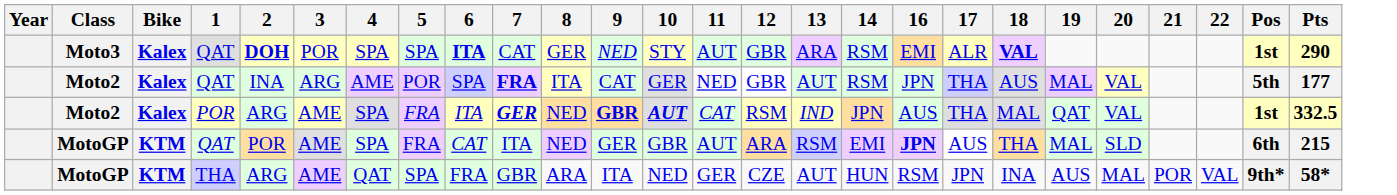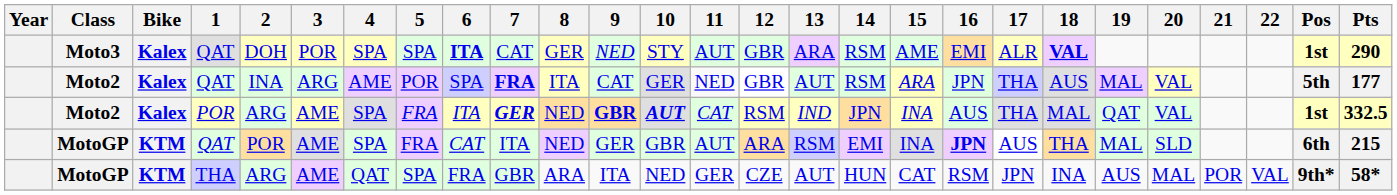+ column: (917, 19)
(267, 50) bold -> (266, 50) normal
